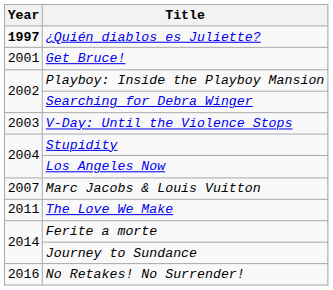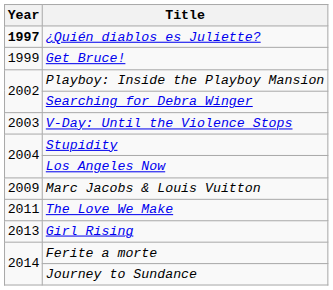(24, 59) 2001 -> (24, 59) 1999
(24, 188) 2007 -> (24, 188) 2009
+ row: (90, 231)
- row: (145, 275)
